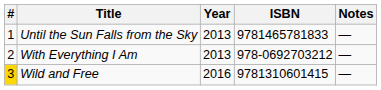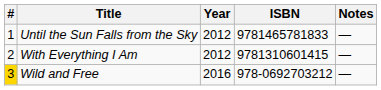(217, 34) 2013 -> (217, 34) 2012
(217, 54) 2013 -> (217, 54) 2012
(285, 54) 978-0692703212 -> (283, 54) 9781310601415
(283, 74) 9781310601415 -> (285, 74) 978-0692703212
